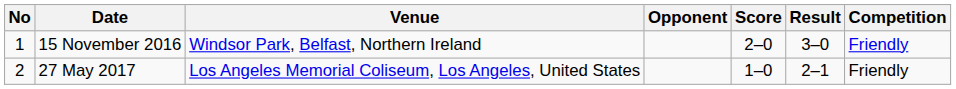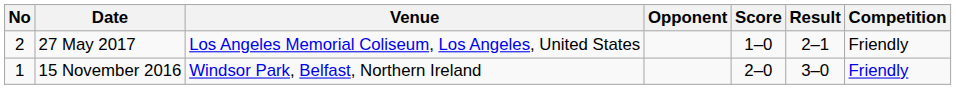rows swapped: (110, 44) <-> (87, 71)
